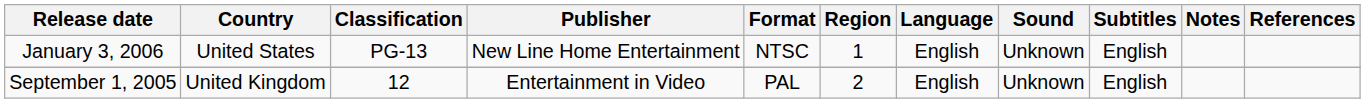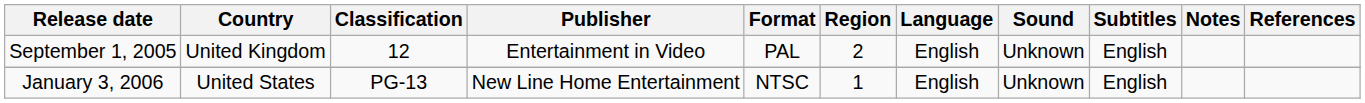rows swapped: (93, 82) <-> (93, 51)
